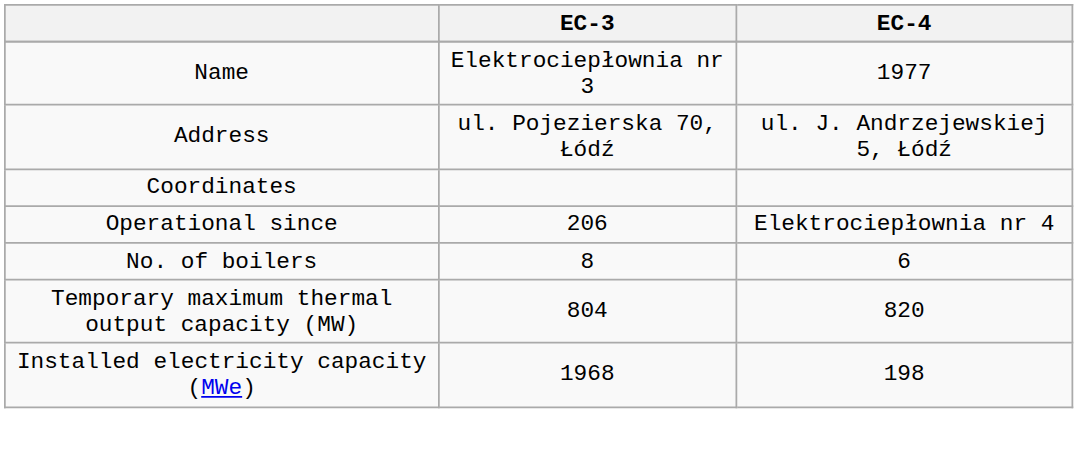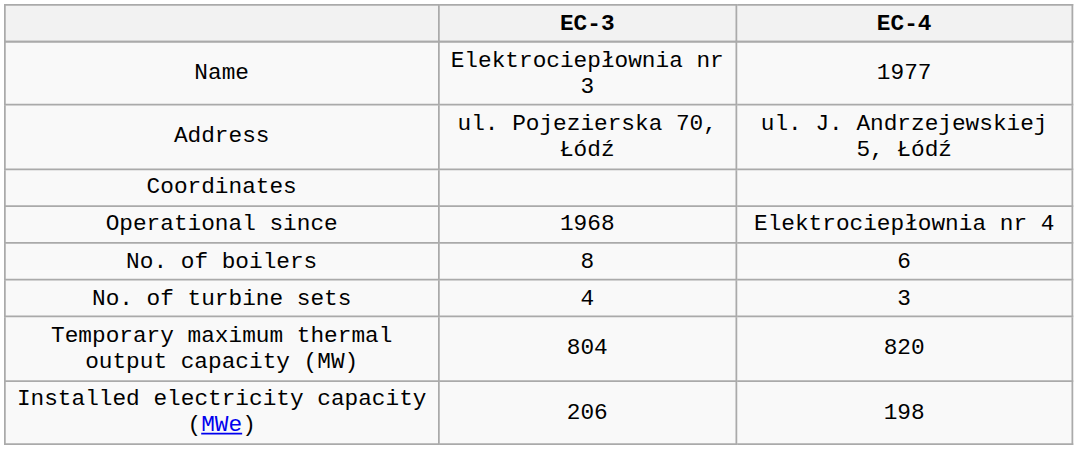(587, 224) 206 -> (587, 224) 1968
+ row: (222, 298)
(587, 375) 1968 -> (587, 412) 206
